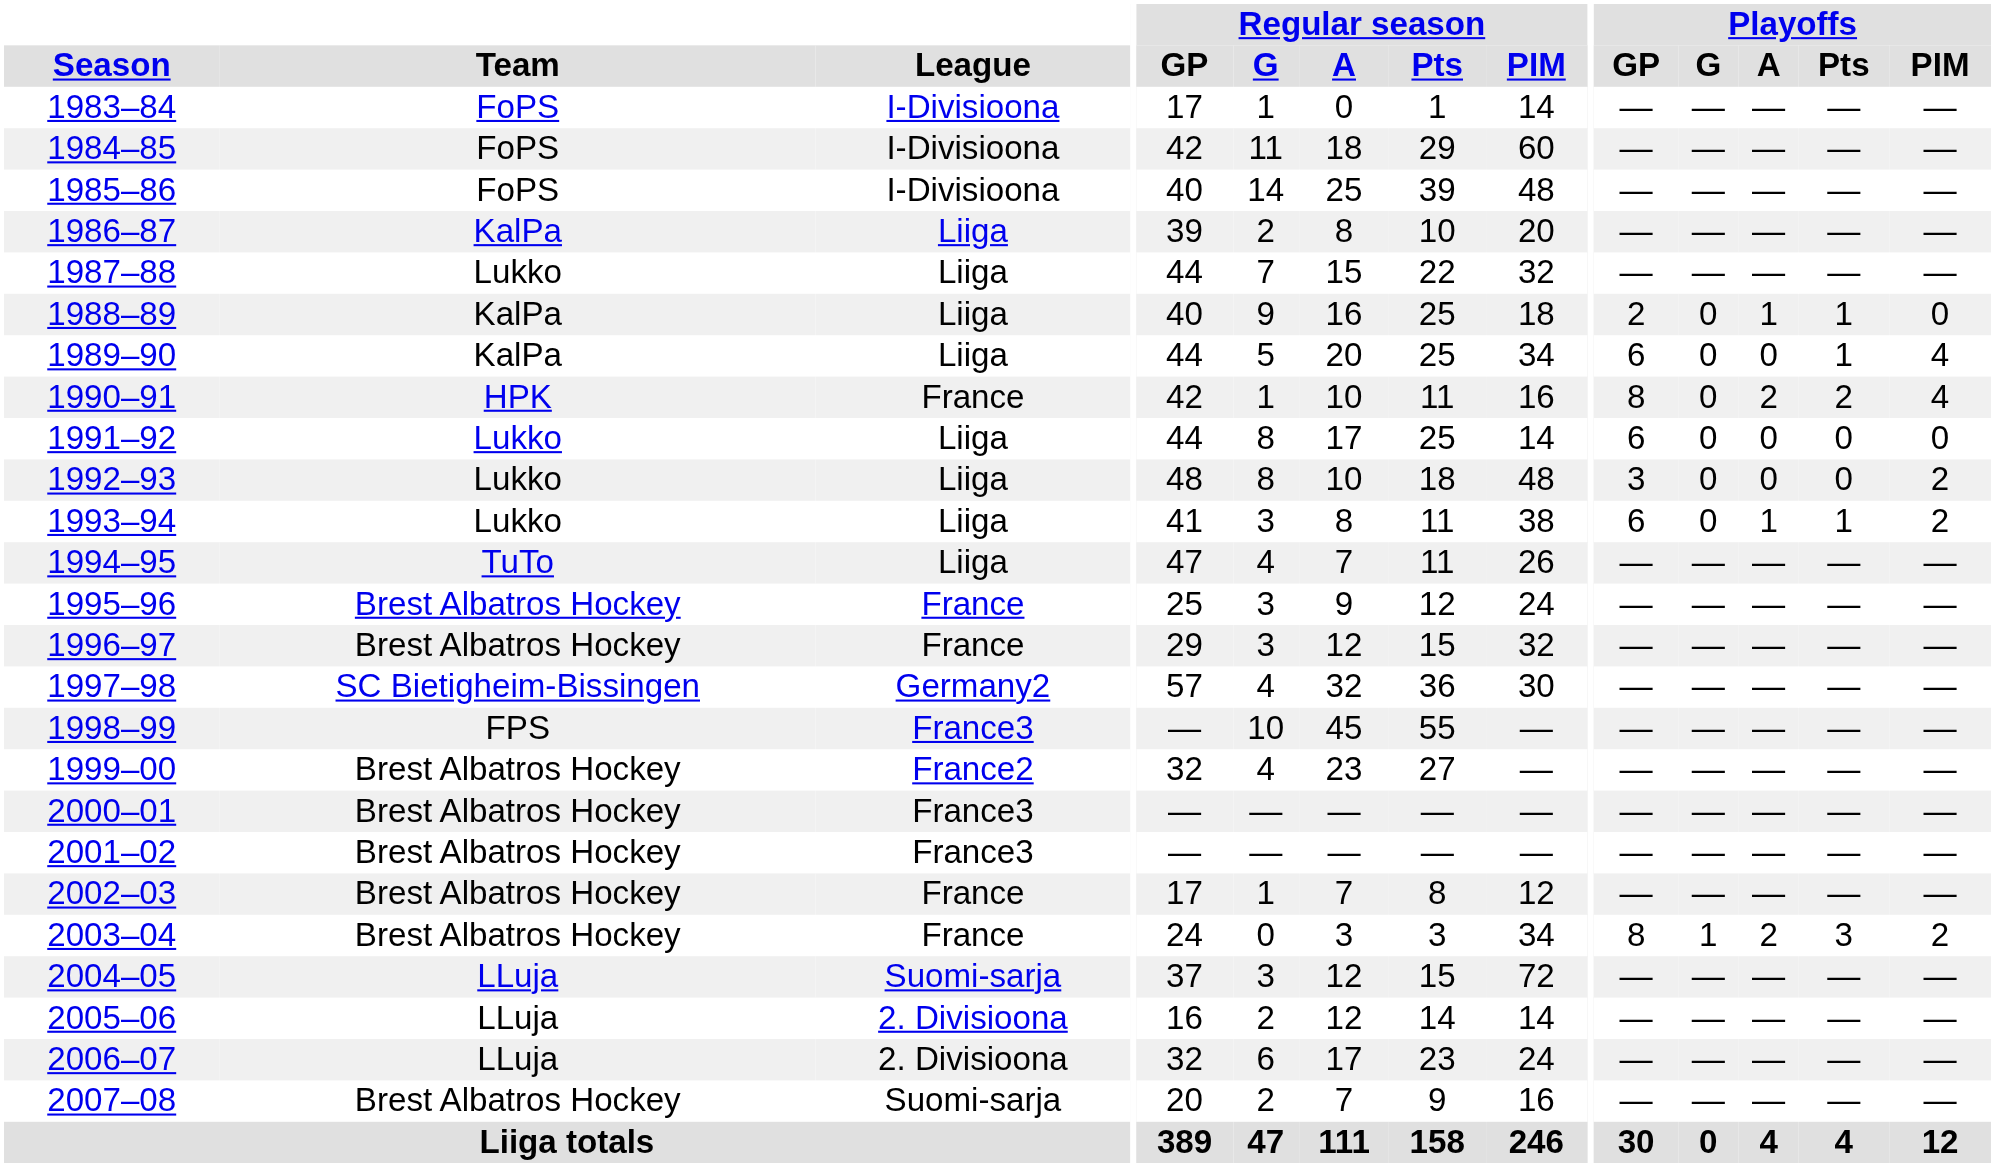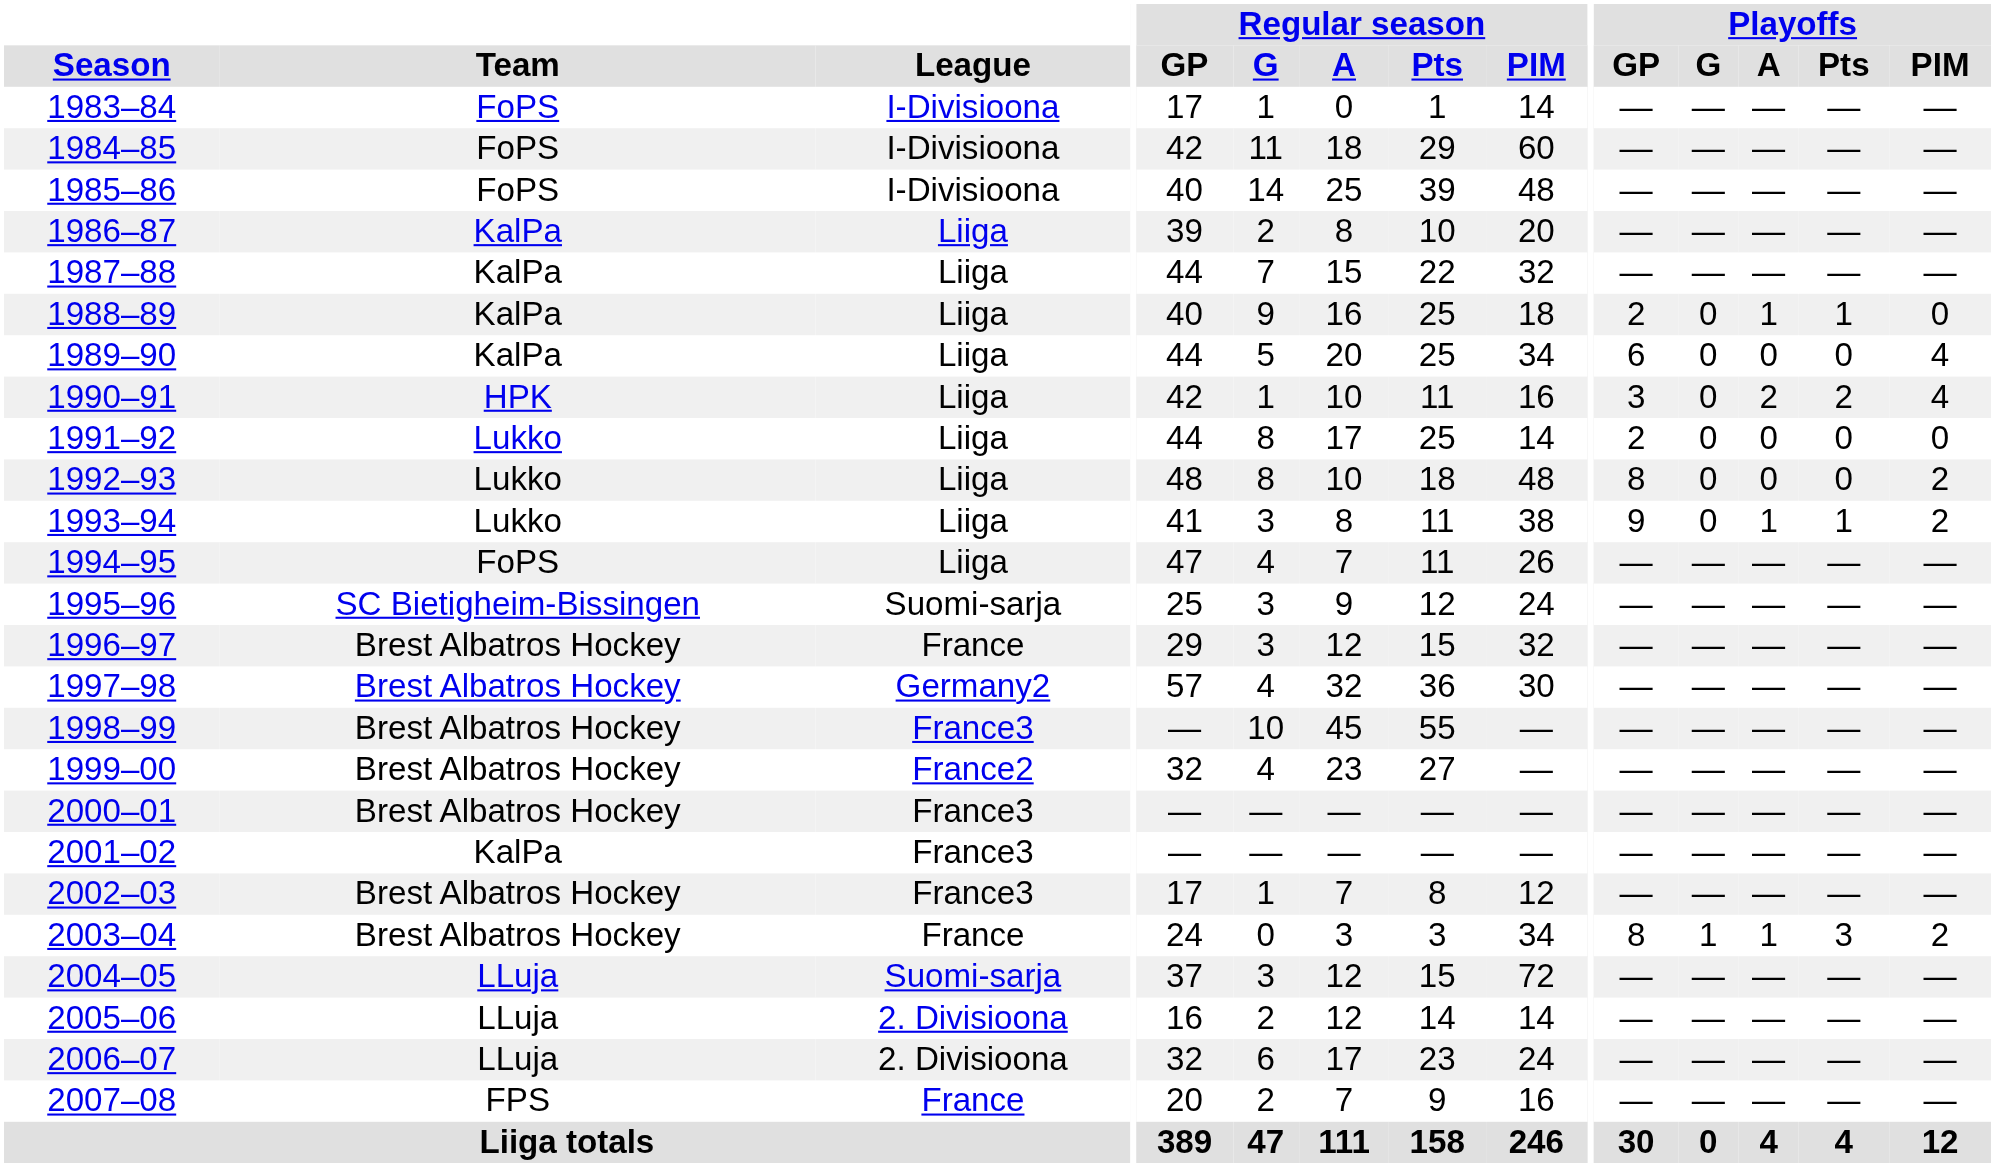(518, 272) Lukko -> (518, 272) KalPa
(1844, 355) 1 -> (1844, 355) 0
(973, 396) France -> (973, 396) Liiga
(1636, 396) 8 -> (1636, 396) 3
(1636, 438) 6 -> (1636, 438) 2
(1636, 479) 3 -> (1636, 479) 8
(1636, 520) 6 -> (1636, 520) 9
(518, 562) TuTo -> (518, 562) FoPS
(518, 603) Brest Albatros Hockey -> (518, 603) SC Bietigheim-Bissingen
(973, 603) France -> (973, 603) Suomi-sarja
(518, 686) SC Bietigheim-Bissingen -> (518, 686) Brest Albatros Hockey
(518, 727) FPS -> (518, 727) Brest Albatros Hockey
(518, 852) Brest Albatros Hockey -> (518, 852) KalPa
(973, 893) France -> (973, 893) France3
(1769, 934) 2 -> (1769, 934) 1
(518, 1100) Brest Albatros Hockey -> (518, 1100) FPS
(973, 1100) Suomi-sarja -> (973, 1100) France
